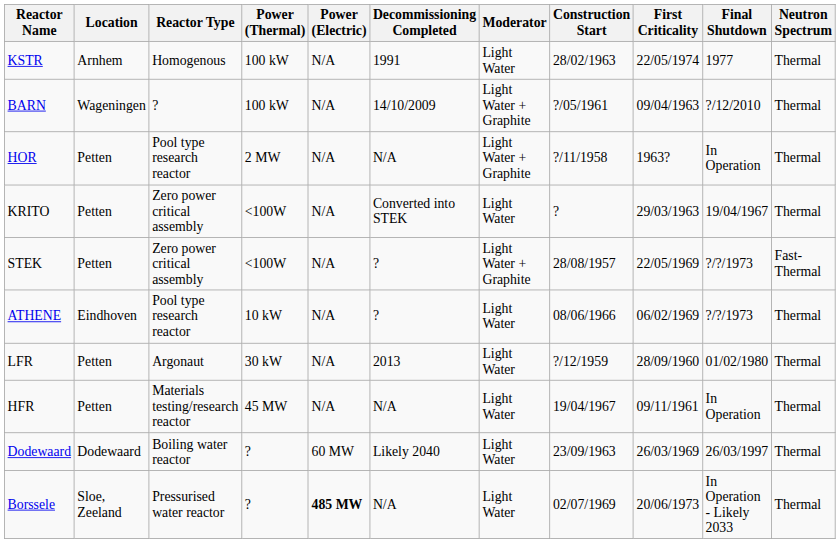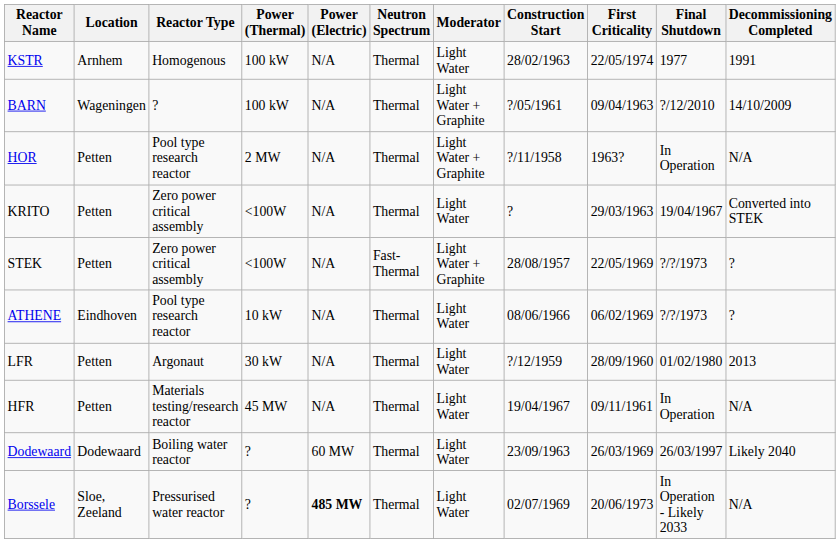columns swapped: (803, 23) <-> (424, 23)
